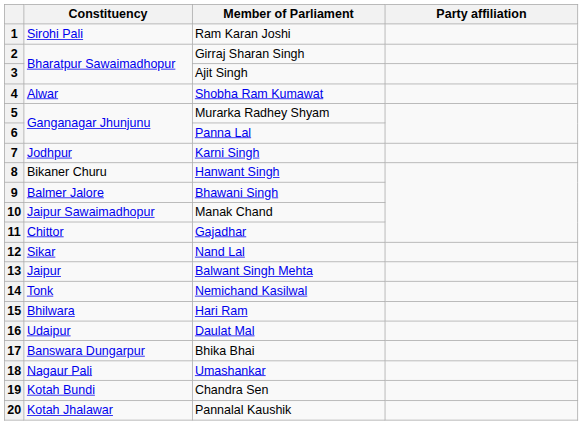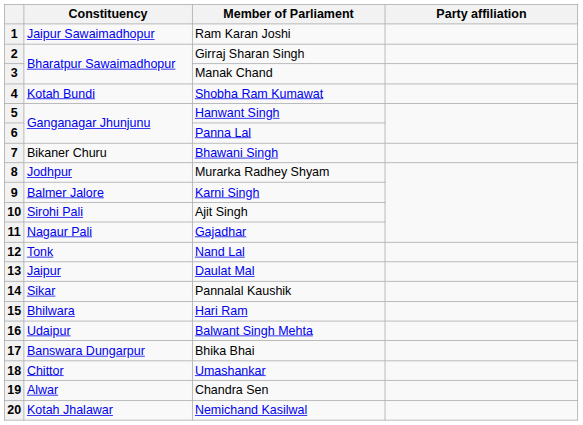(55, 34) Sirohi Pali -> (91, 34) Jaipur Sawaimadhopur
(221, 73) Ajit Singh -> (234, 73) Manak Chand
(43, 93) Alwar -> (61, 93) Kotah Bundi
(262, 113) Murarka Radhey Shyam -> (237, 113) Hanwant Singh
(49, 152) Jodhpur -> (67, 152) Bikaner Churu
(227, 152) Karni Singh -> (237, 152) Bhawani Singh
(67, 172) Bikaner Churu -> (49, 172) Jodhpur
(237, 172) Hanwant Singh -> (262, 172) Murarka Radhey Shyam
(237, 192) Bhawani Singh -> (227, 192) Karni Singh
(91, 212) Jaipur Sawaimadhopur -> (55, 212) Sirohi Pali
(234, 212) Manak Chand -> (221, 212) Ajit Singh
(45, 232) Chittor -> (60, 232) Nagaur Pali
(41, 251) Sikar -> (40, 251) Tonk
(254, 271) Balwant Singh Mehta -> (225, 271) Daulat Mal
(40, 291) Tonk -> (41, 291) Sikar
(251, 291) Nemichand Kasilwal -> (243, 291) Pannalal Kaushik
(225, 331) Daulat Mal -> (254, 331) Balwant Singh Mehta
(60, 370) Nagaur Pali -> (45, 370) Chittor
(61, 390) Kotah Bundi -> (43, 390) Alwar
(243, 410) Pannalal Kaushik -> (251, 410) Nemichand Kasilwal
